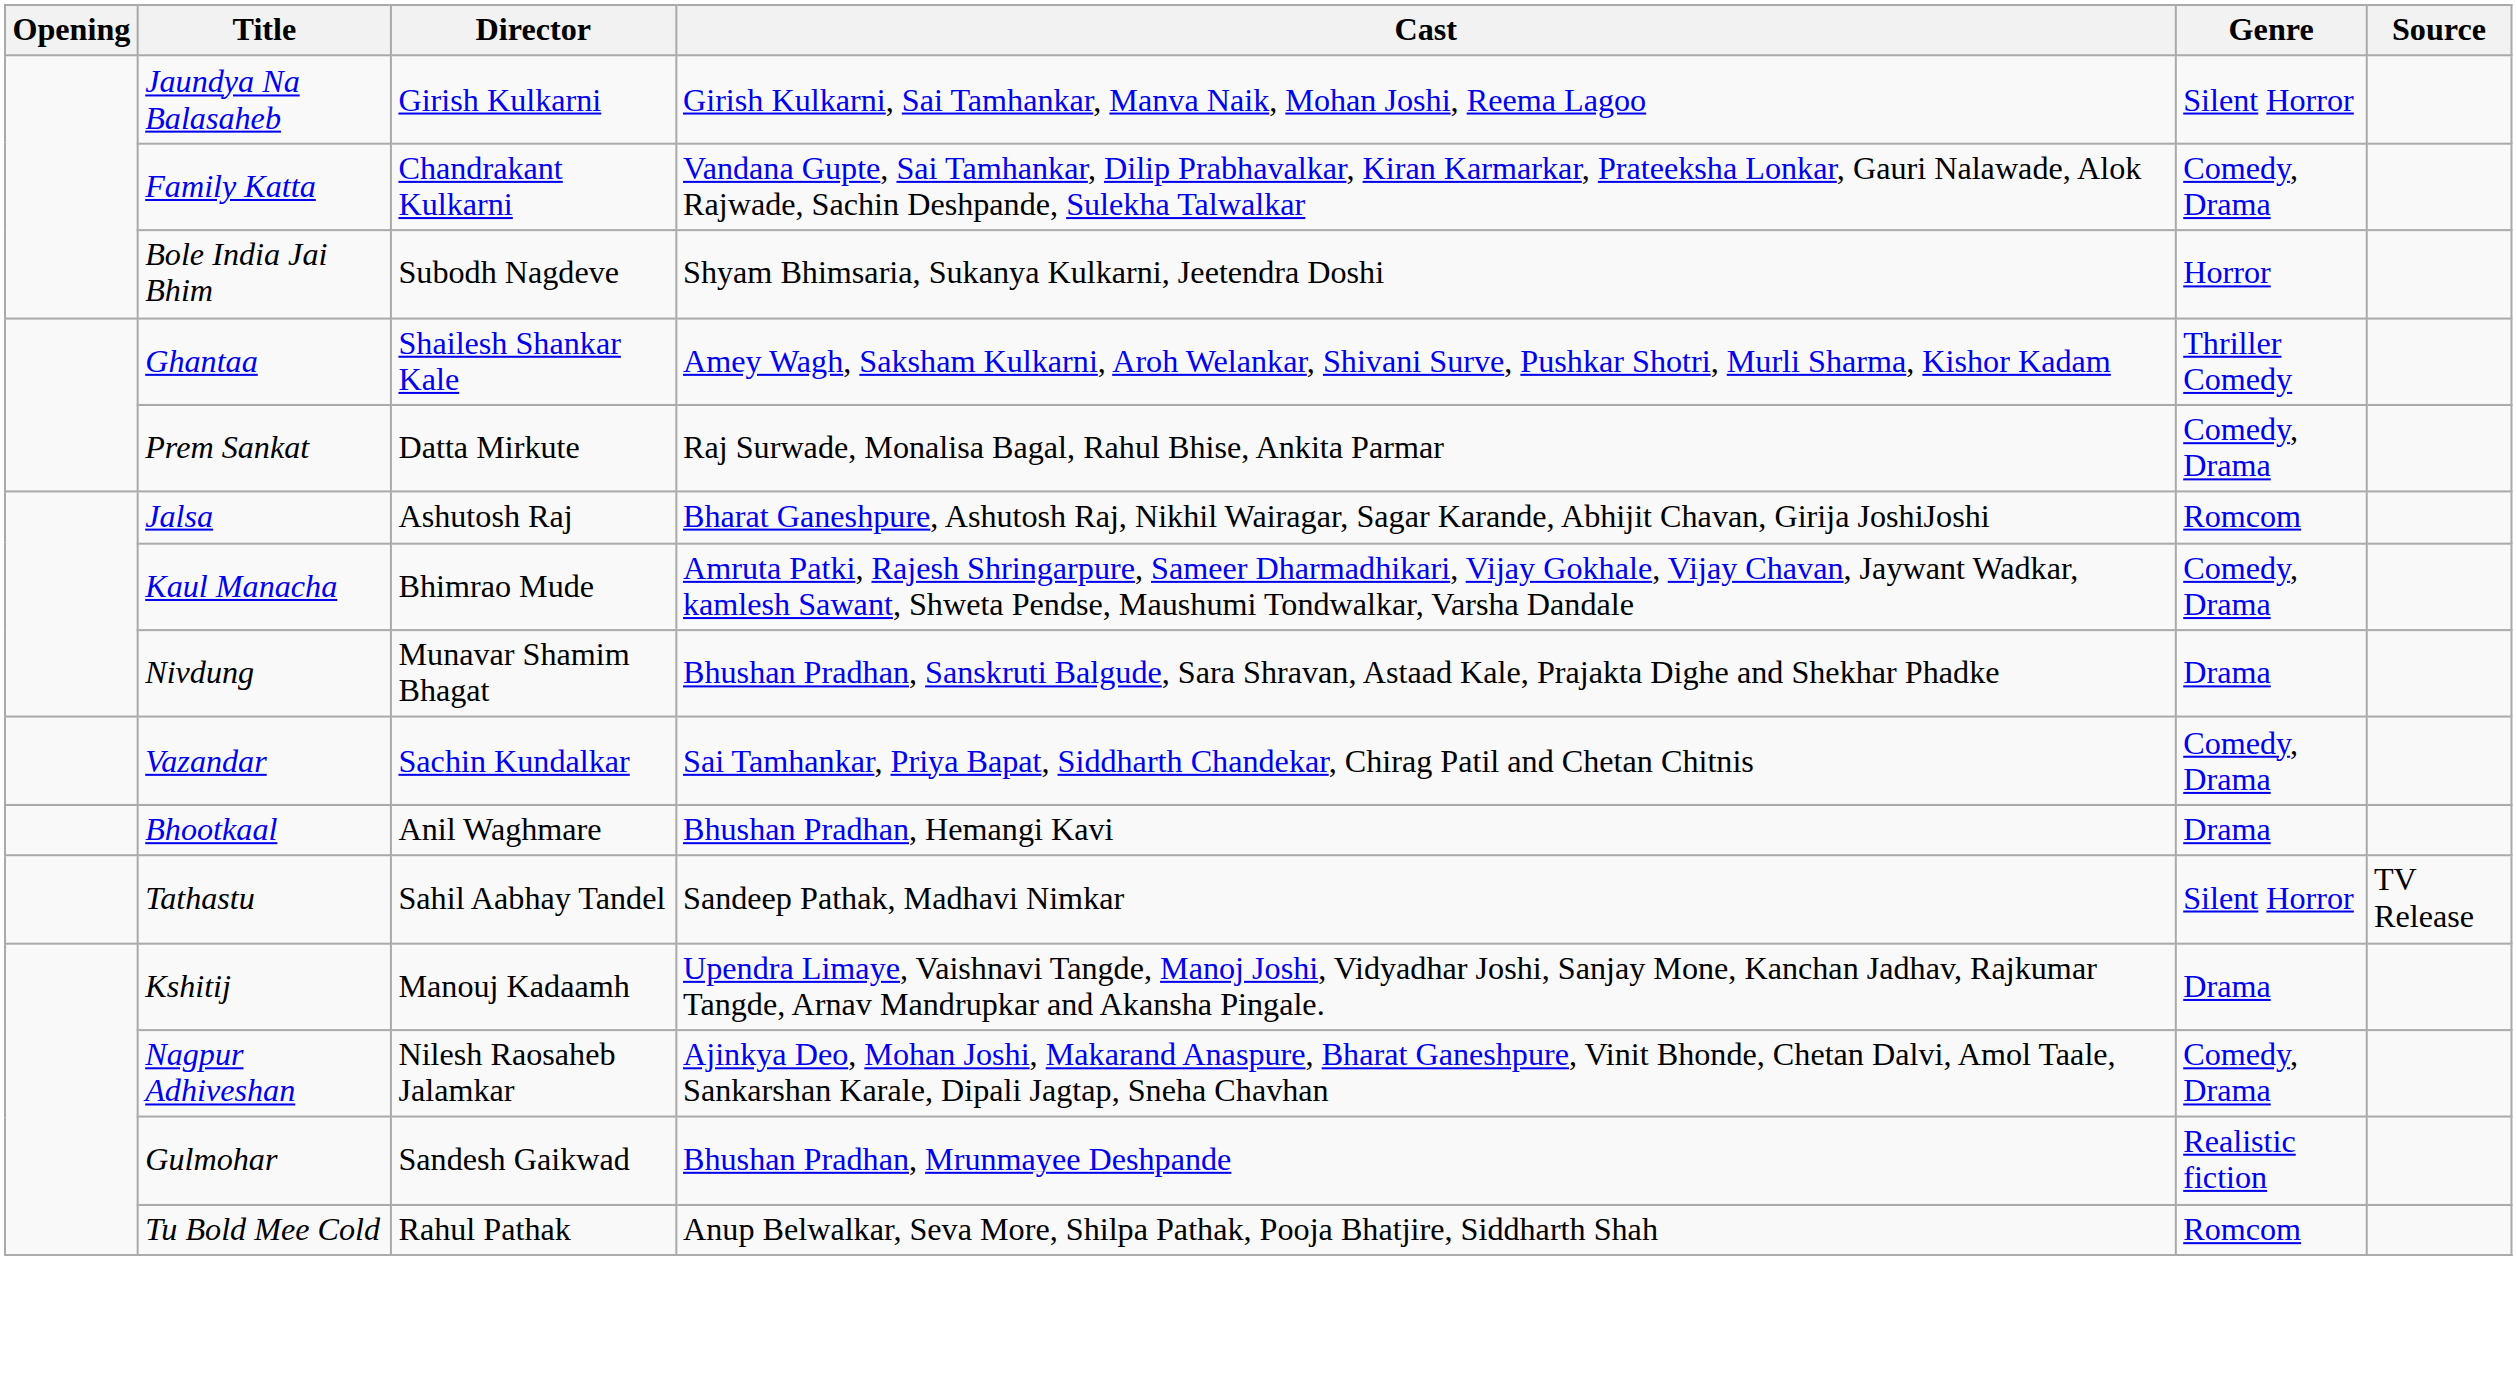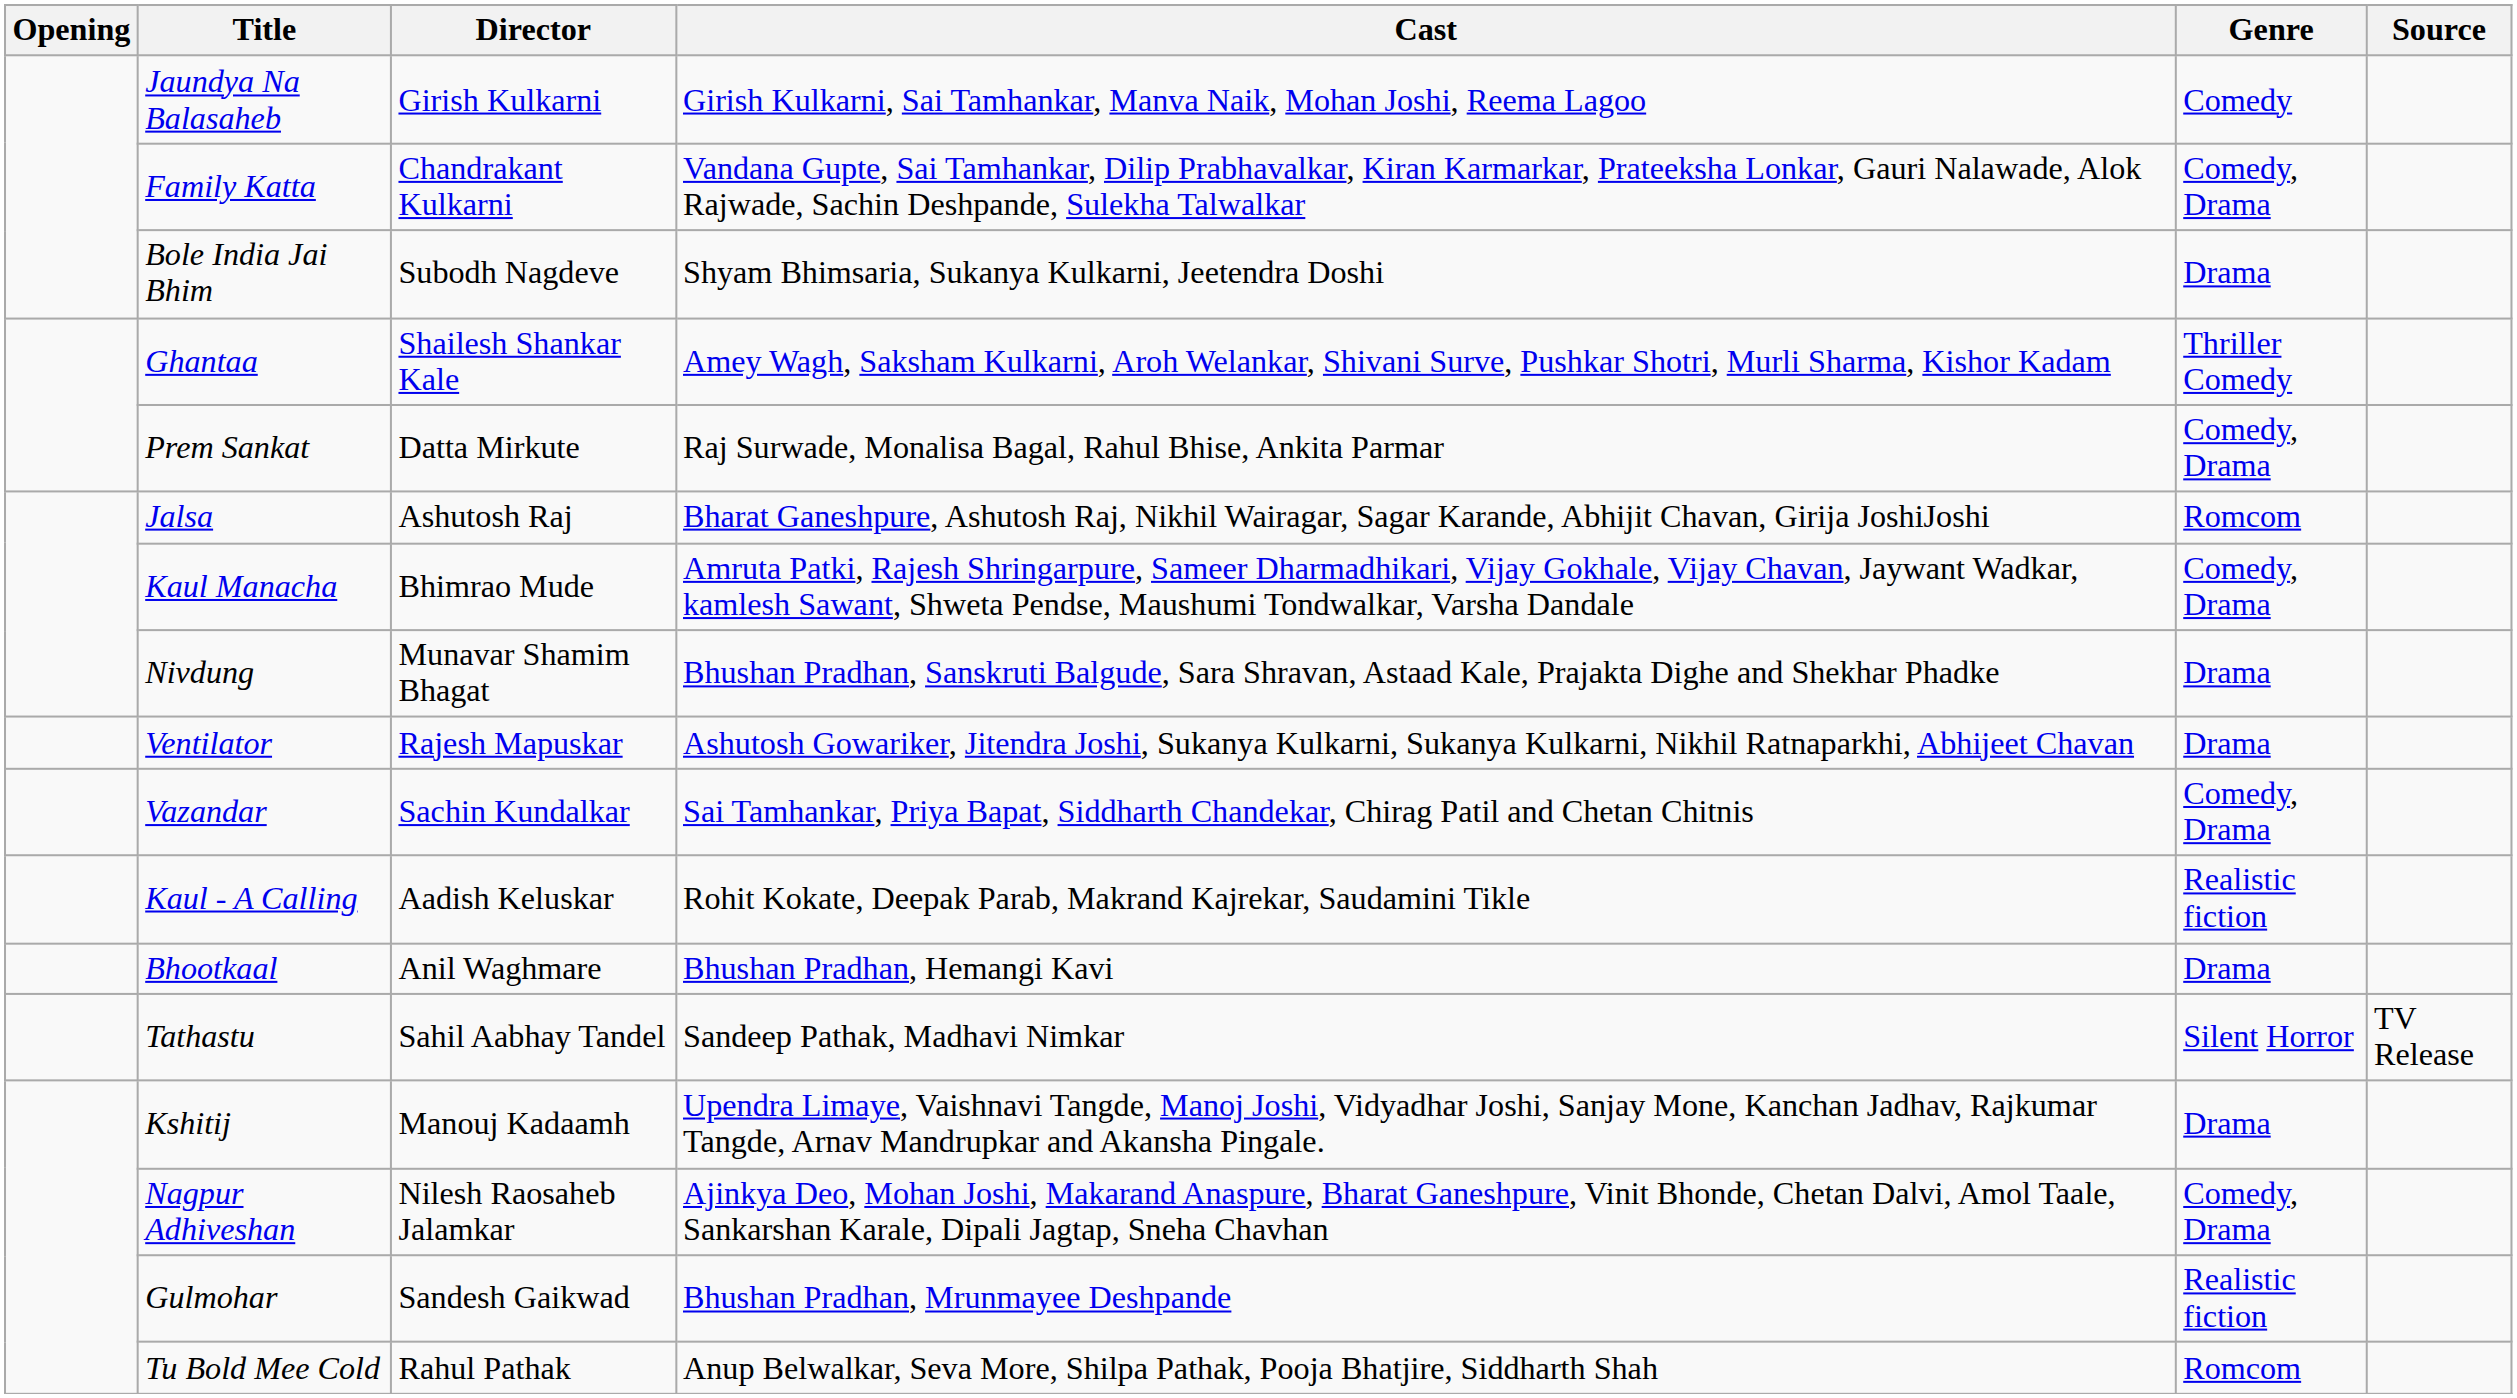(2269, 99) Silent Horror -> (2238, 99) Comedy
(2227, 273) Horror -> (2227, 273) Drama
+ row: (209, 742)
+ row: (251, 898)
